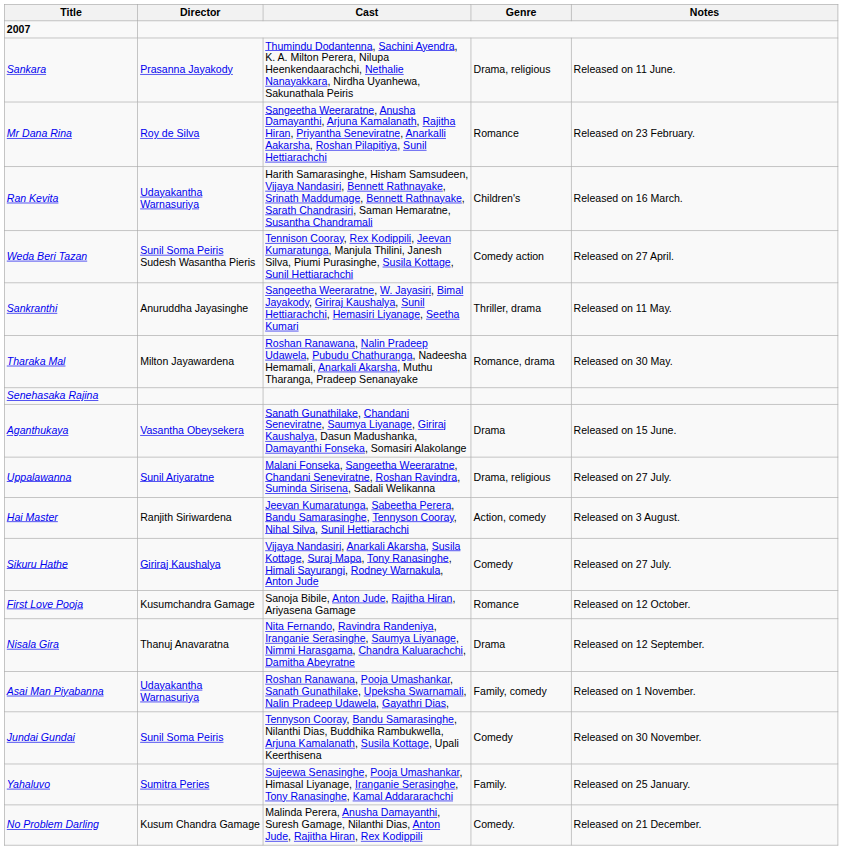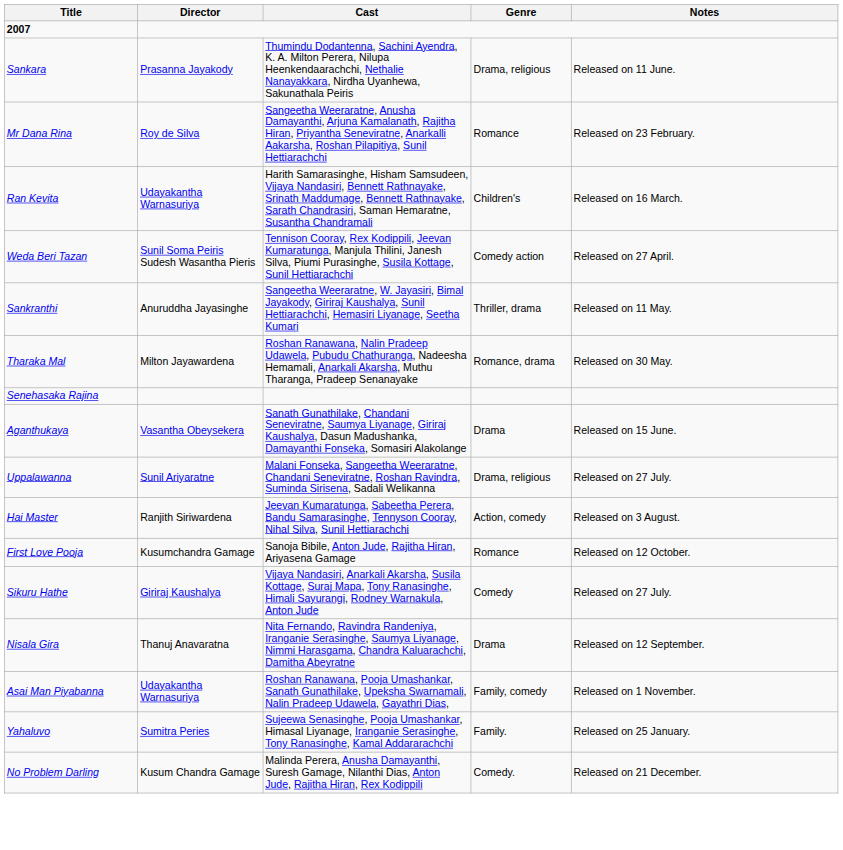rows swapped: (37, 564) <-> (45, 604)
- row: (41, 738)
